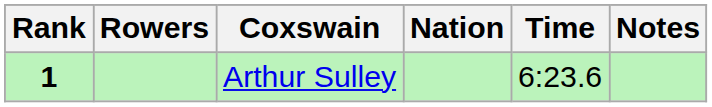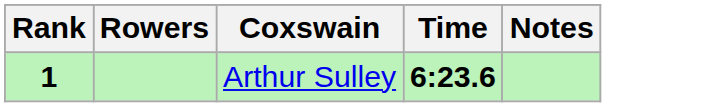- column: (457, 28)
(560, 76) normal -> (453, 76) bold
